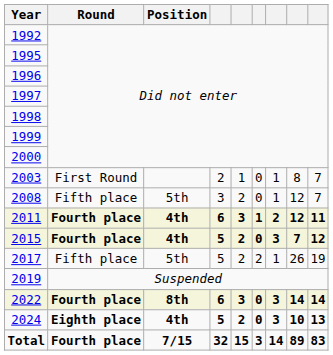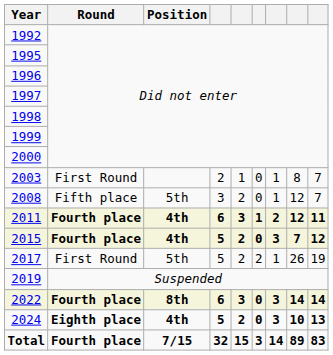(96, 259) Fifth place -> (96, 259) First Round
